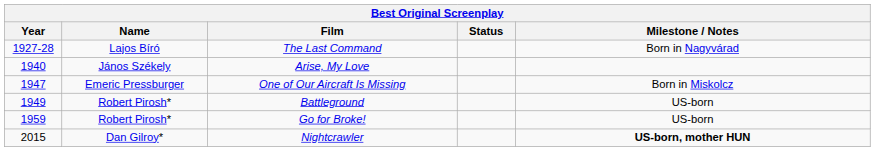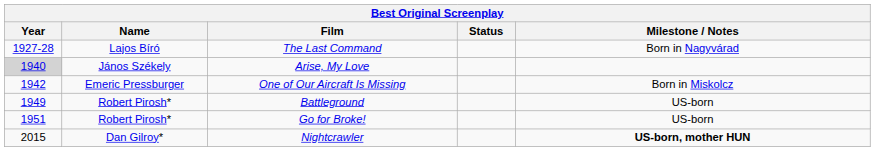(33, 66) no background -> (33, 66) lightgrey background
(33, 84) 1947 -> (33, 84) 1942
(33, 119) 1959 -> (33, 119) 1951
